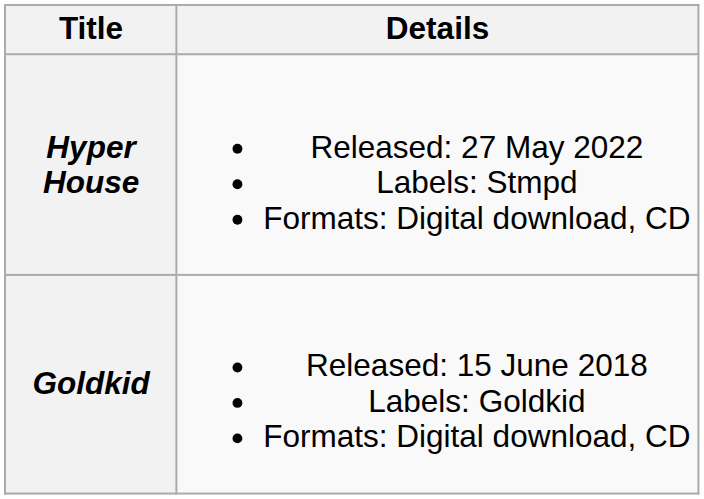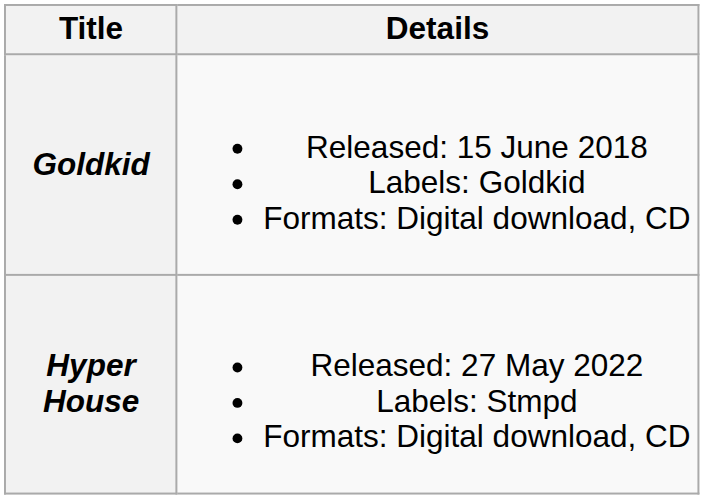rows swapped: (91, 383) <-> (91, 164)
